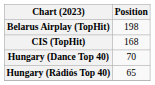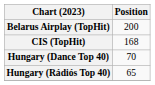(131, 27) 198 -> (131, 27) 200
